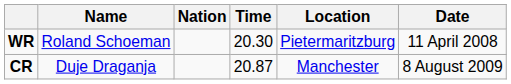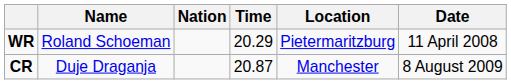(253, 41) 20.30 -> (253, 41) 20.29
